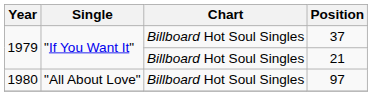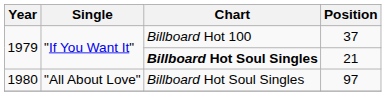(226, 36) Billboard Hot Soul Singles -> (199, 36) Billboard Hot 100
(226, 58) normal -> (232, 58) bold
